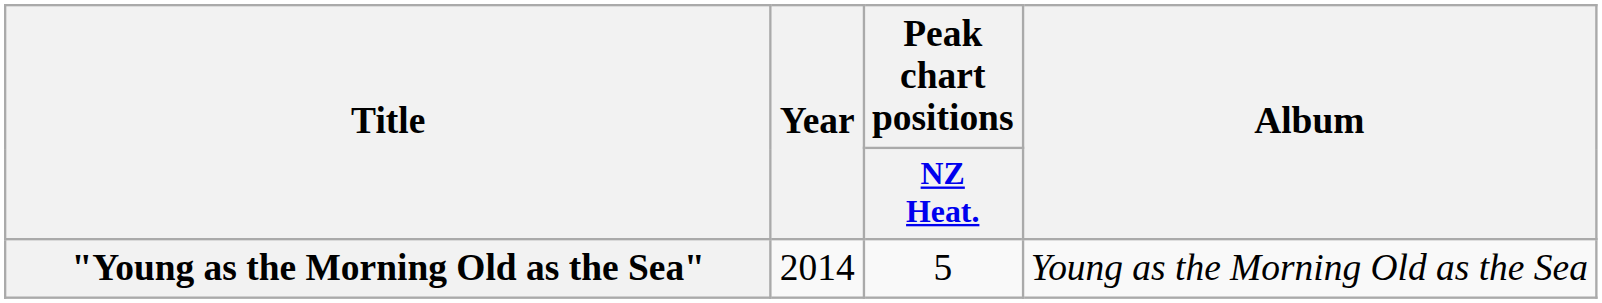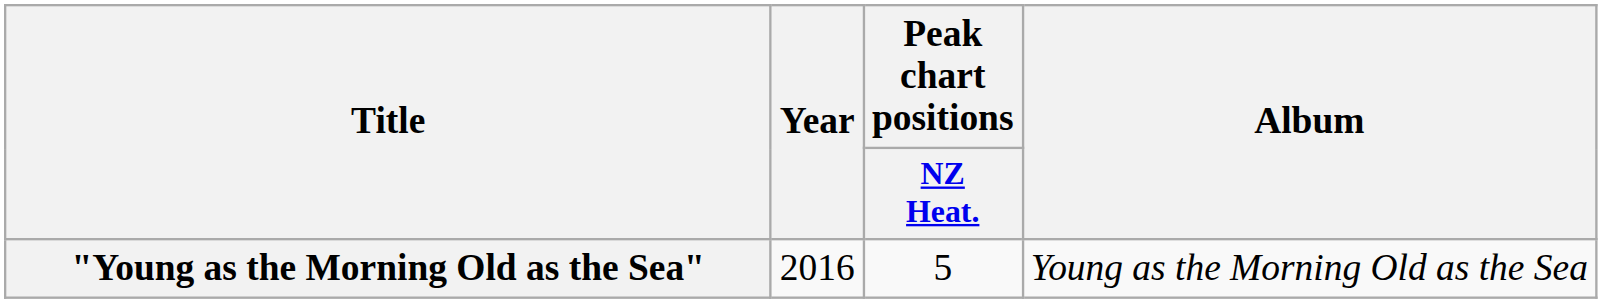(817, 267) 2014 -> (817, 267) 2016
